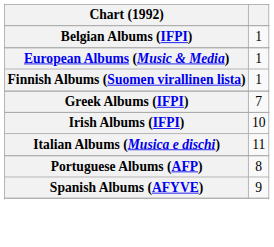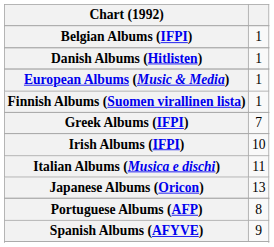+ row: (127, 58)
+ row: (127, 187)
